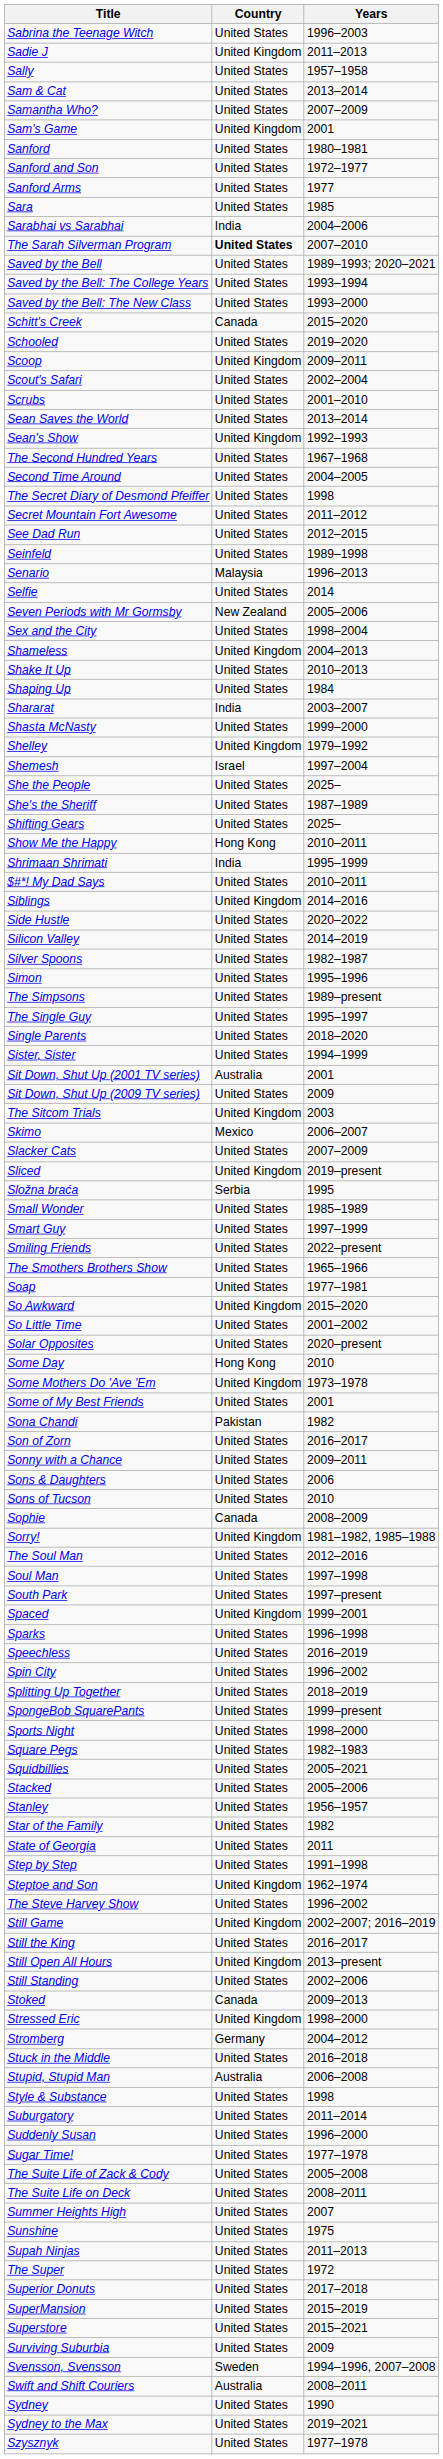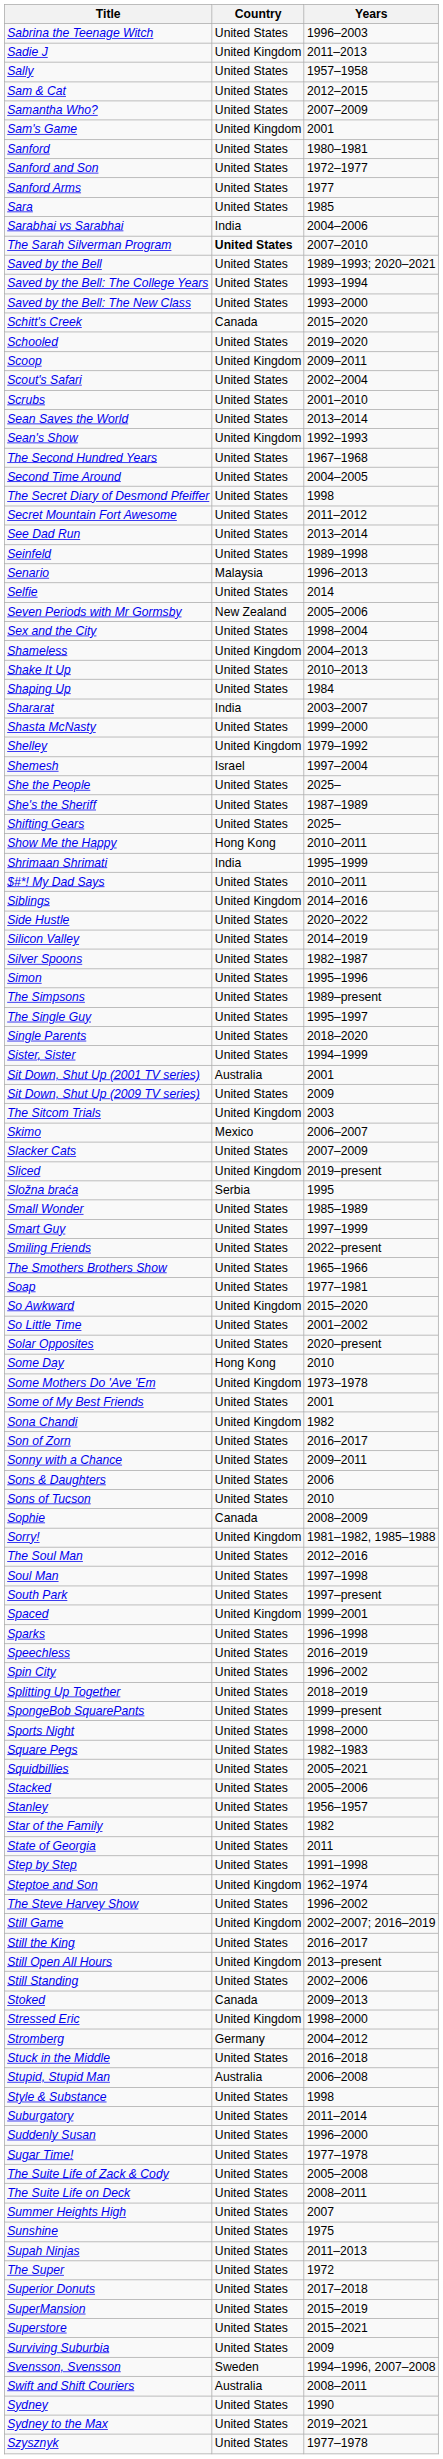(337, 91) 2013–2014 -> (337, 91) 2012–2015
(337, 534) 2012–2015 -> (337, 534) 2013–2014
(238, 1421) Pakistan -> (258, 1421) United Kingdom
